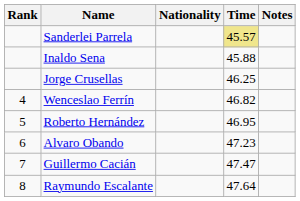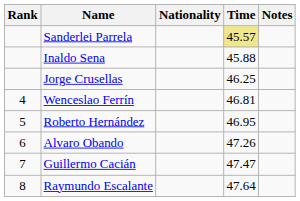(241, 100) 46.82 -> (241, 100) 46.81
(241, 143) 47.23 -> (241, 143) 47.26
